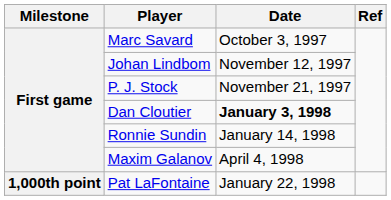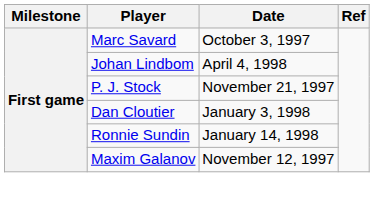(285, 64) November 12, 1997 -> (245, 64) April 4, 1998
(275, 111) bold -> (256, 111) normal
(261, 159) April 4, 1998 -> (268, 159) November 12, 1997
- row: (159, 183)
